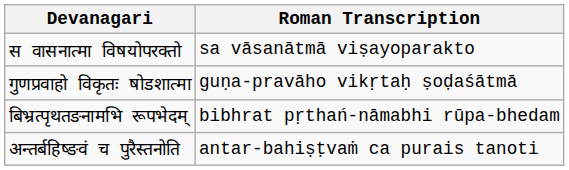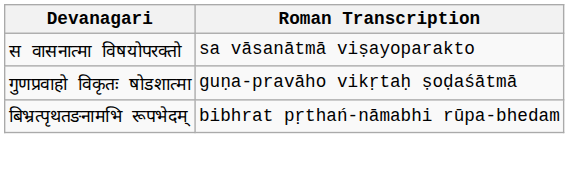- row: (94, 151)
